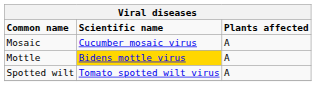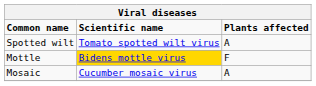rows swapped: (23, 42) <-> (40, 73)
(227, 58) A -> (227, 58) F
